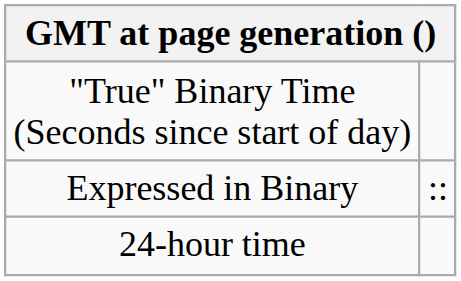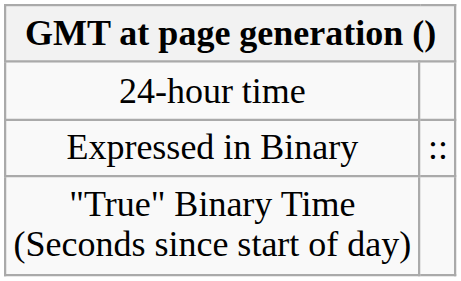rows swapped: (212, 244) <-> (212, 110)
